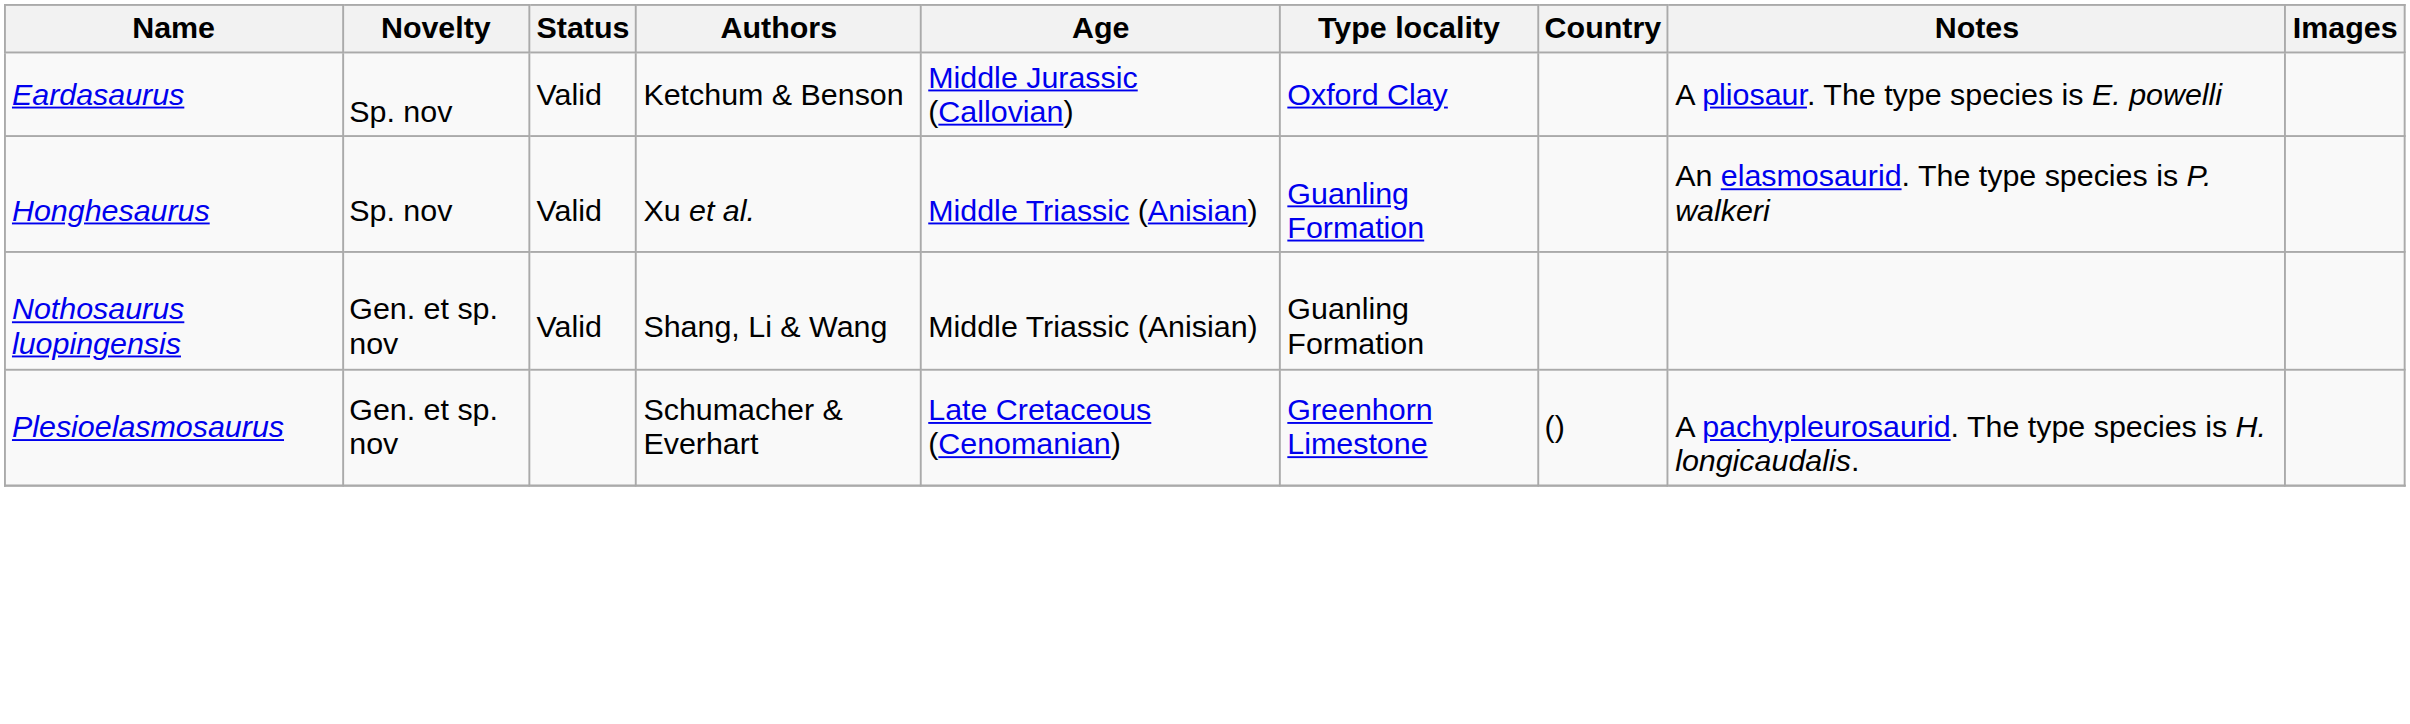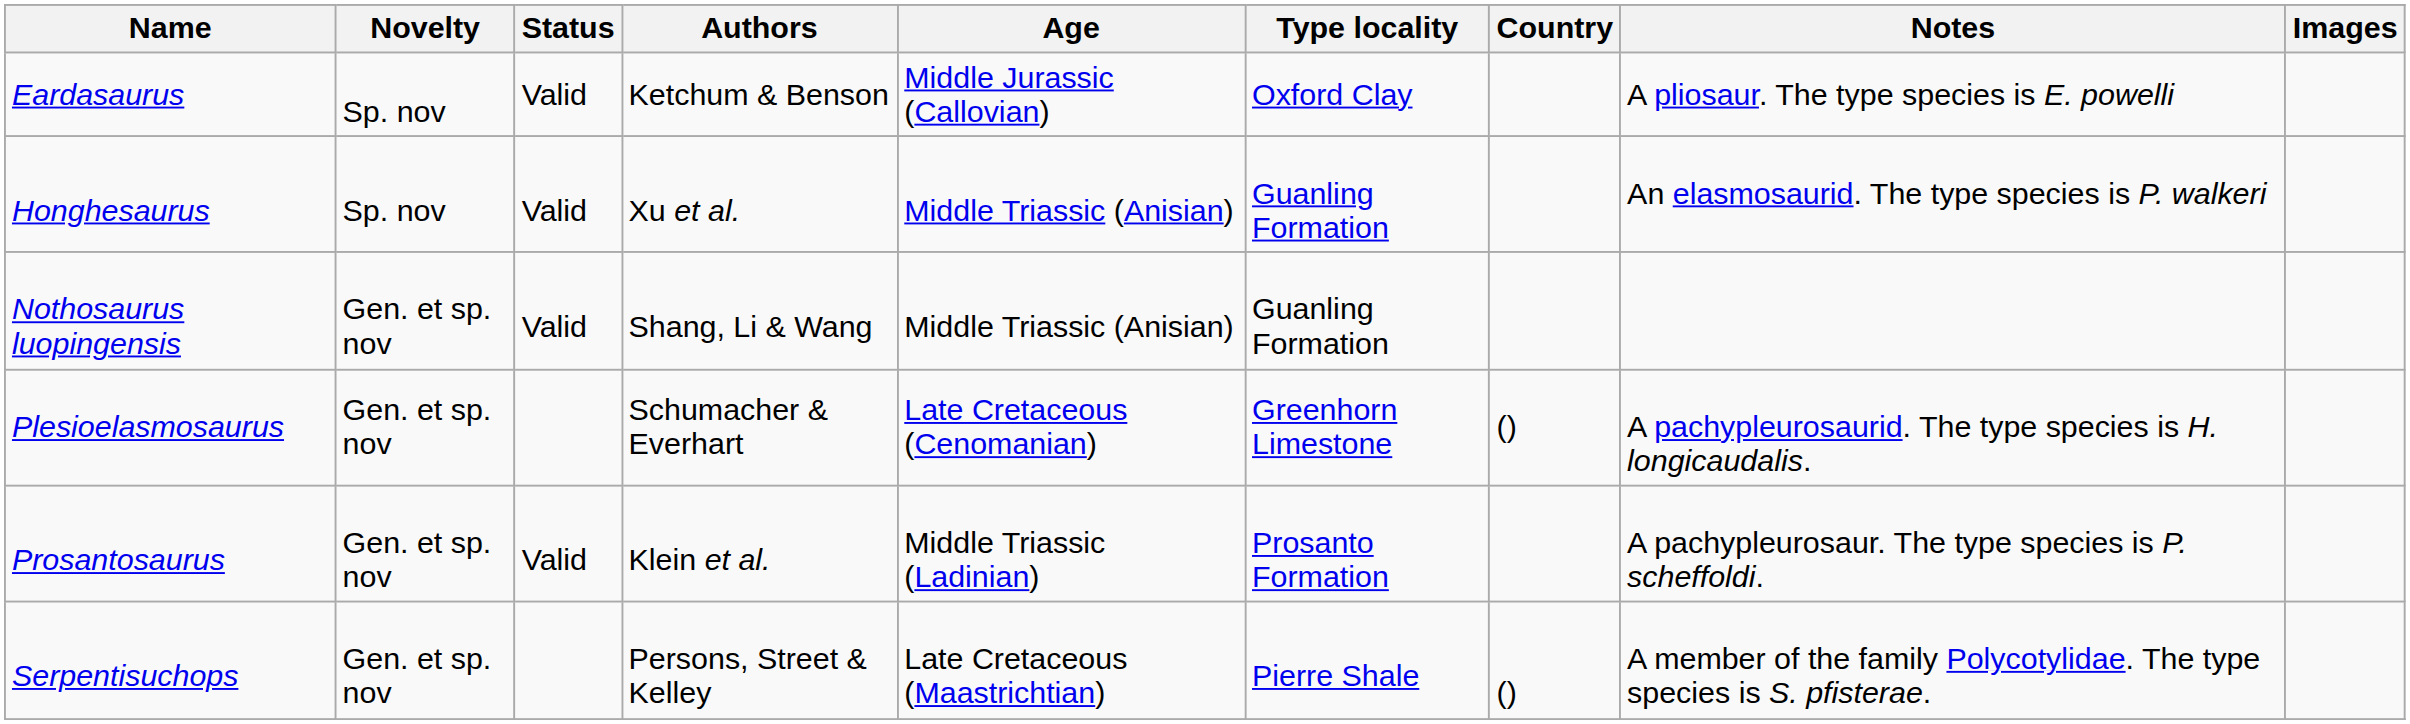+ row: (118, 560)
+ row: (125, 676)
